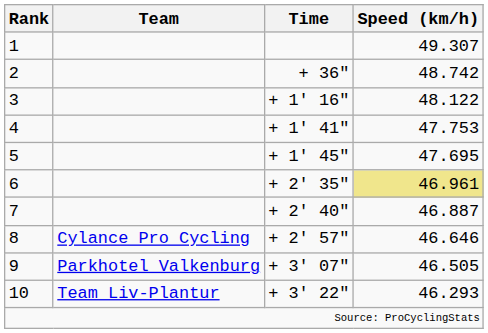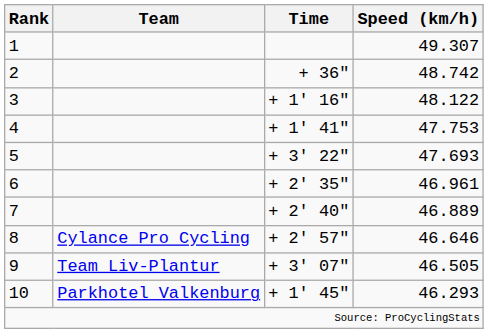(309, 156) + 1' 45" -> (309, 156) + 3' 22"
(449, 156) 47.695 -> (449, 156) 47.693
(449, 184) khaki background -> (449, 184) no background
(449, 211) 46.887 -> (449, 211) 46.889
(159, 266) Parkhotel Valkenburg -> (138, 266) Team Liv-Plantur
(138, 294) Team Liv-Plantur -> (159, 294) Parkhotel Valkenburg
(309, 294) + 3' 22" -> (309, 294) + 1' 45"
